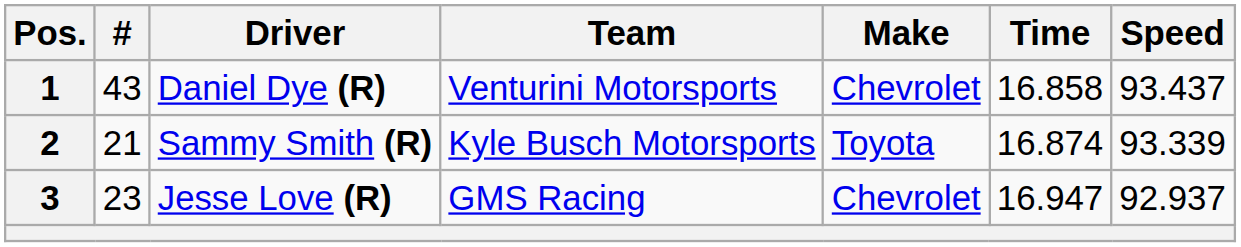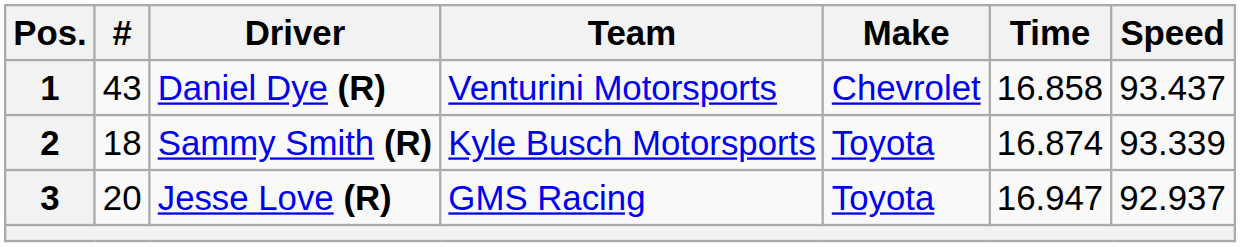(122, 143) 21 -> (122, 143) 18
(122, 198) 23 -> (122, 198) 20
(906, 198) Chevrolet -> (883, 198) Toyota
